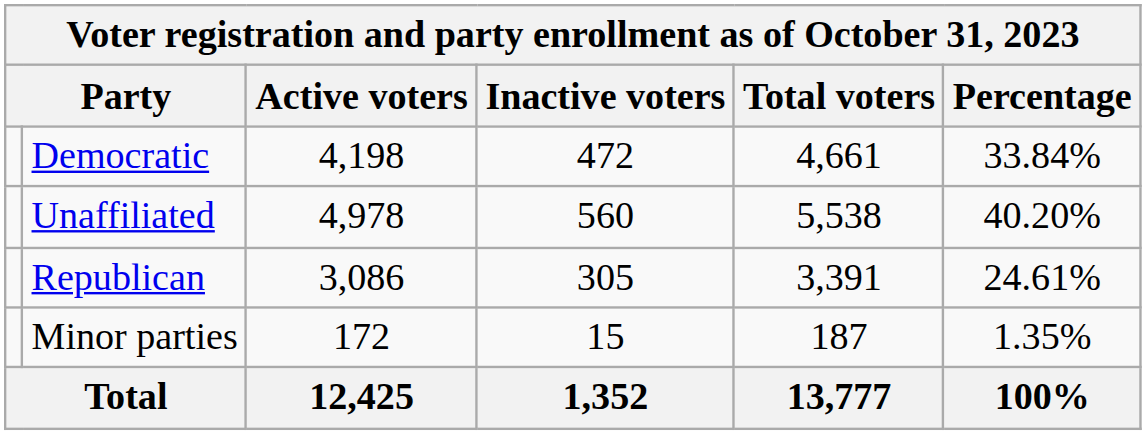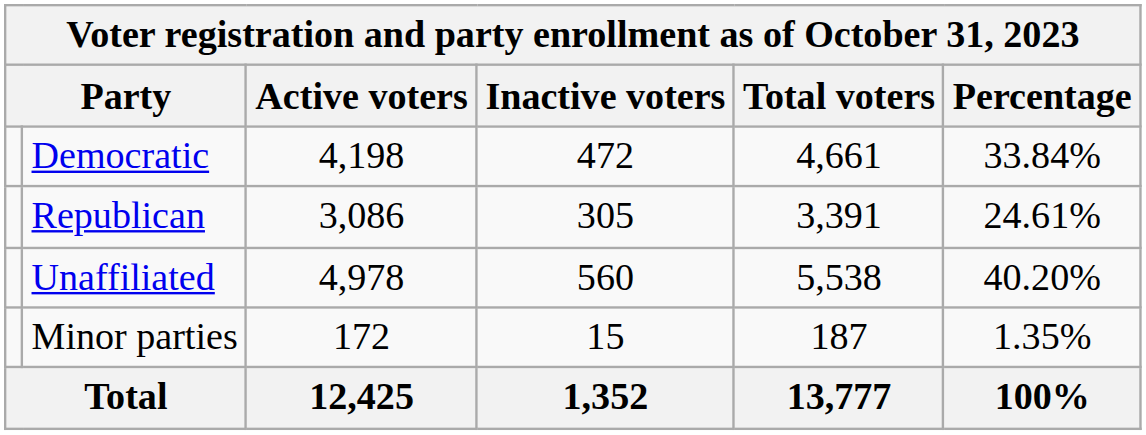rows swapped: (118, 276) <-> (123, 215)
